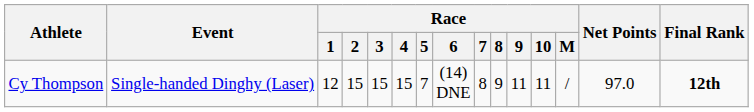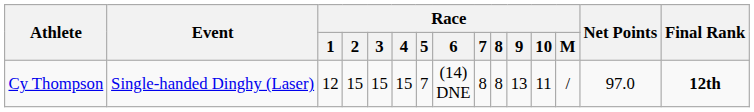(499, 83) 9 -> (499, 83) 8
(519, 83) 11 -> (519, 83) 13
